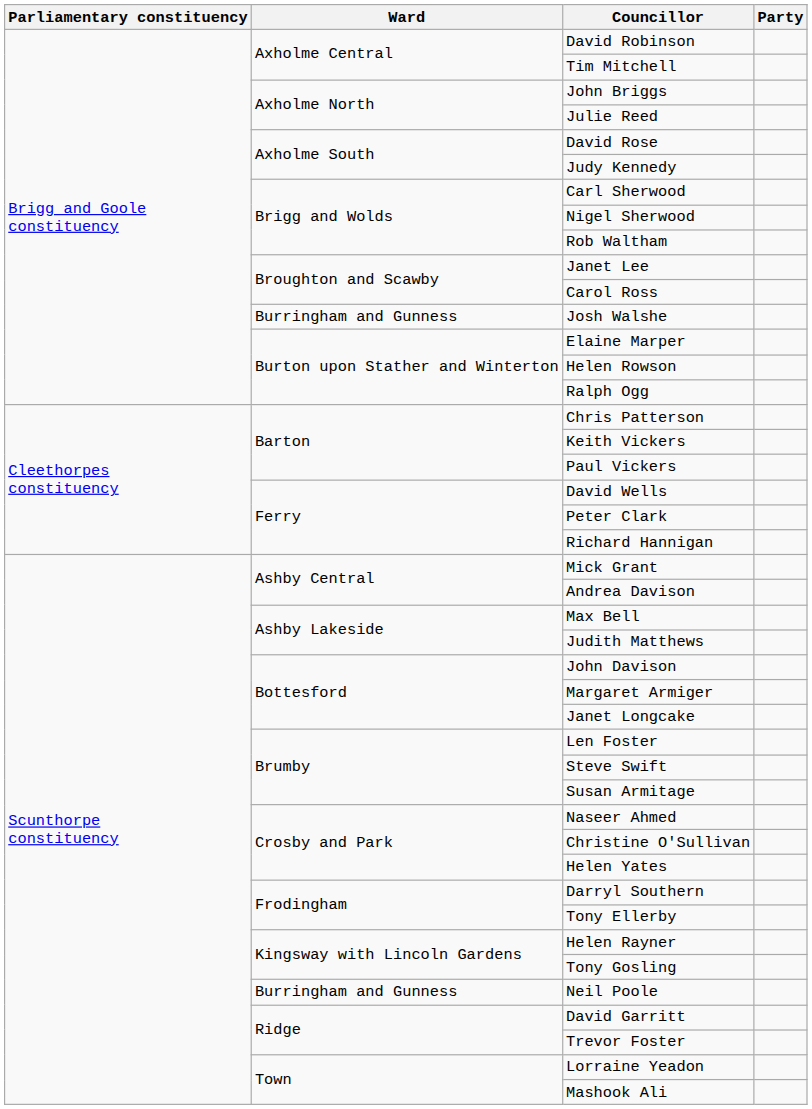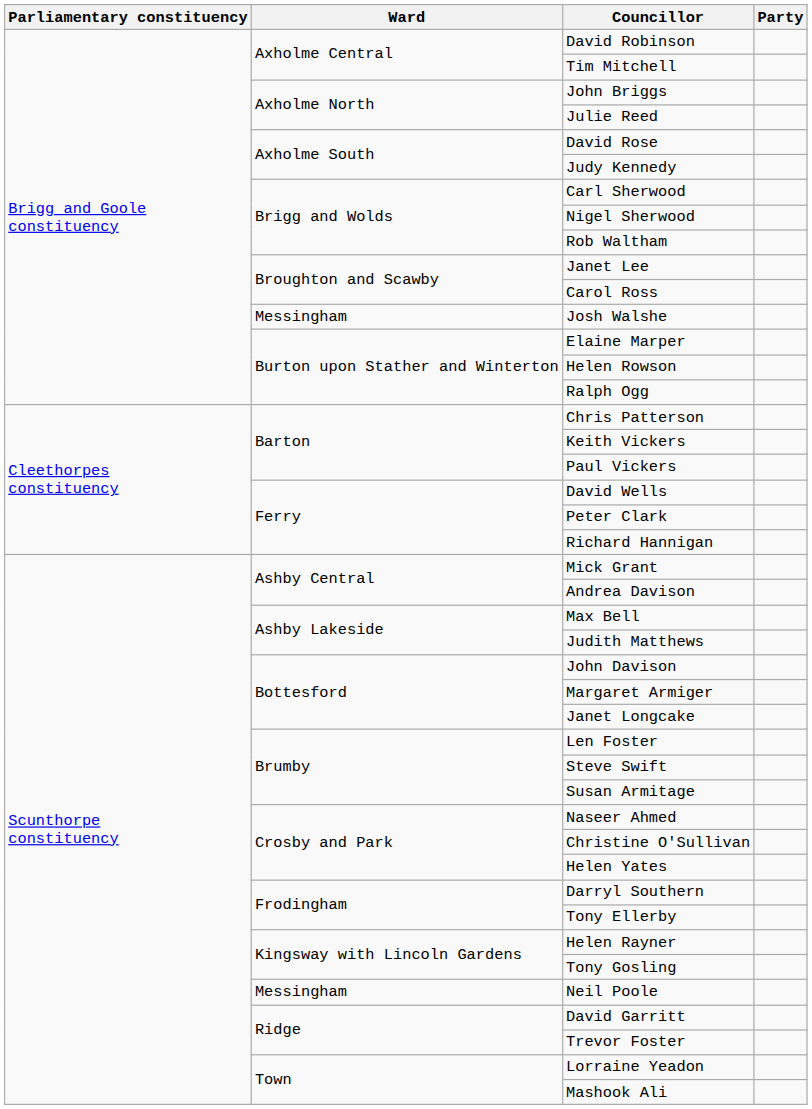(356, 317) Burringham and Gunness -> (301, 317) Messingham
(356, 992) Burringham and Gunness -> (301, 992) Messingham
